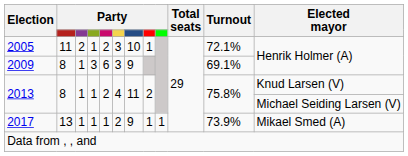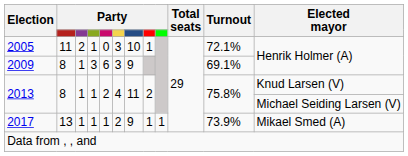(106, 46) 2 -> (106, 46) 0
